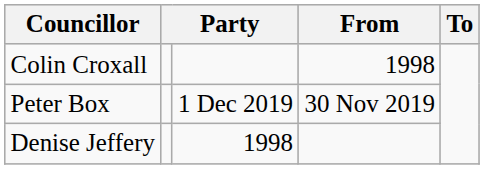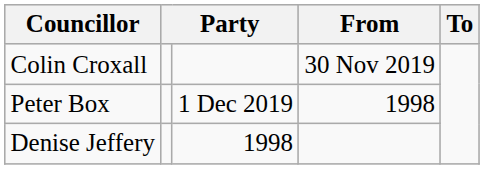(410, 63) 1998 -> (370, 63) 30 Nov 2019
(370, 103) 30 Nov 2019 -> (410, 103) 1998
